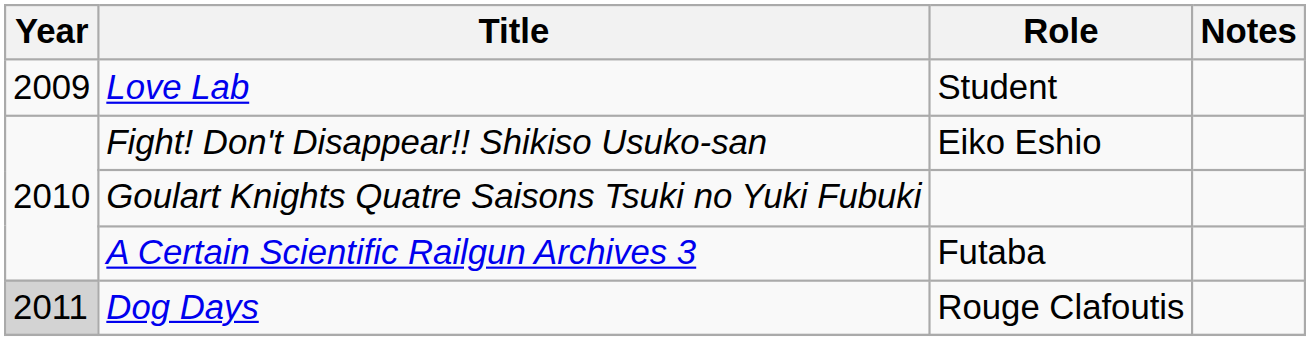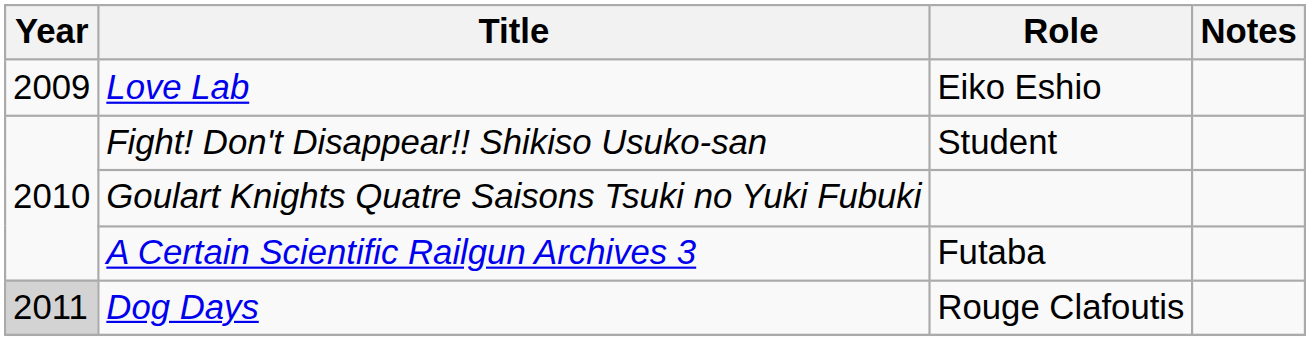(997, 87) Student -> (1019, 87) Eiko Eshio
(1019, 142) Eiko Eshio -> (997, 142) Student
